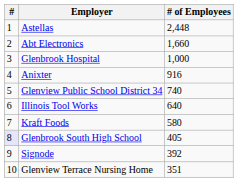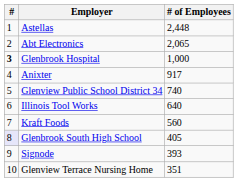(178, 43) 1,660 -> (178, 43) 2,065
(9, 59) normal -> (9, 59) bold
(174, 75) 916 -> (174, 75) 917
(174, 122) 580 -> (174, 122) 560
(174, 153) 392 -> (174, 153) 393
